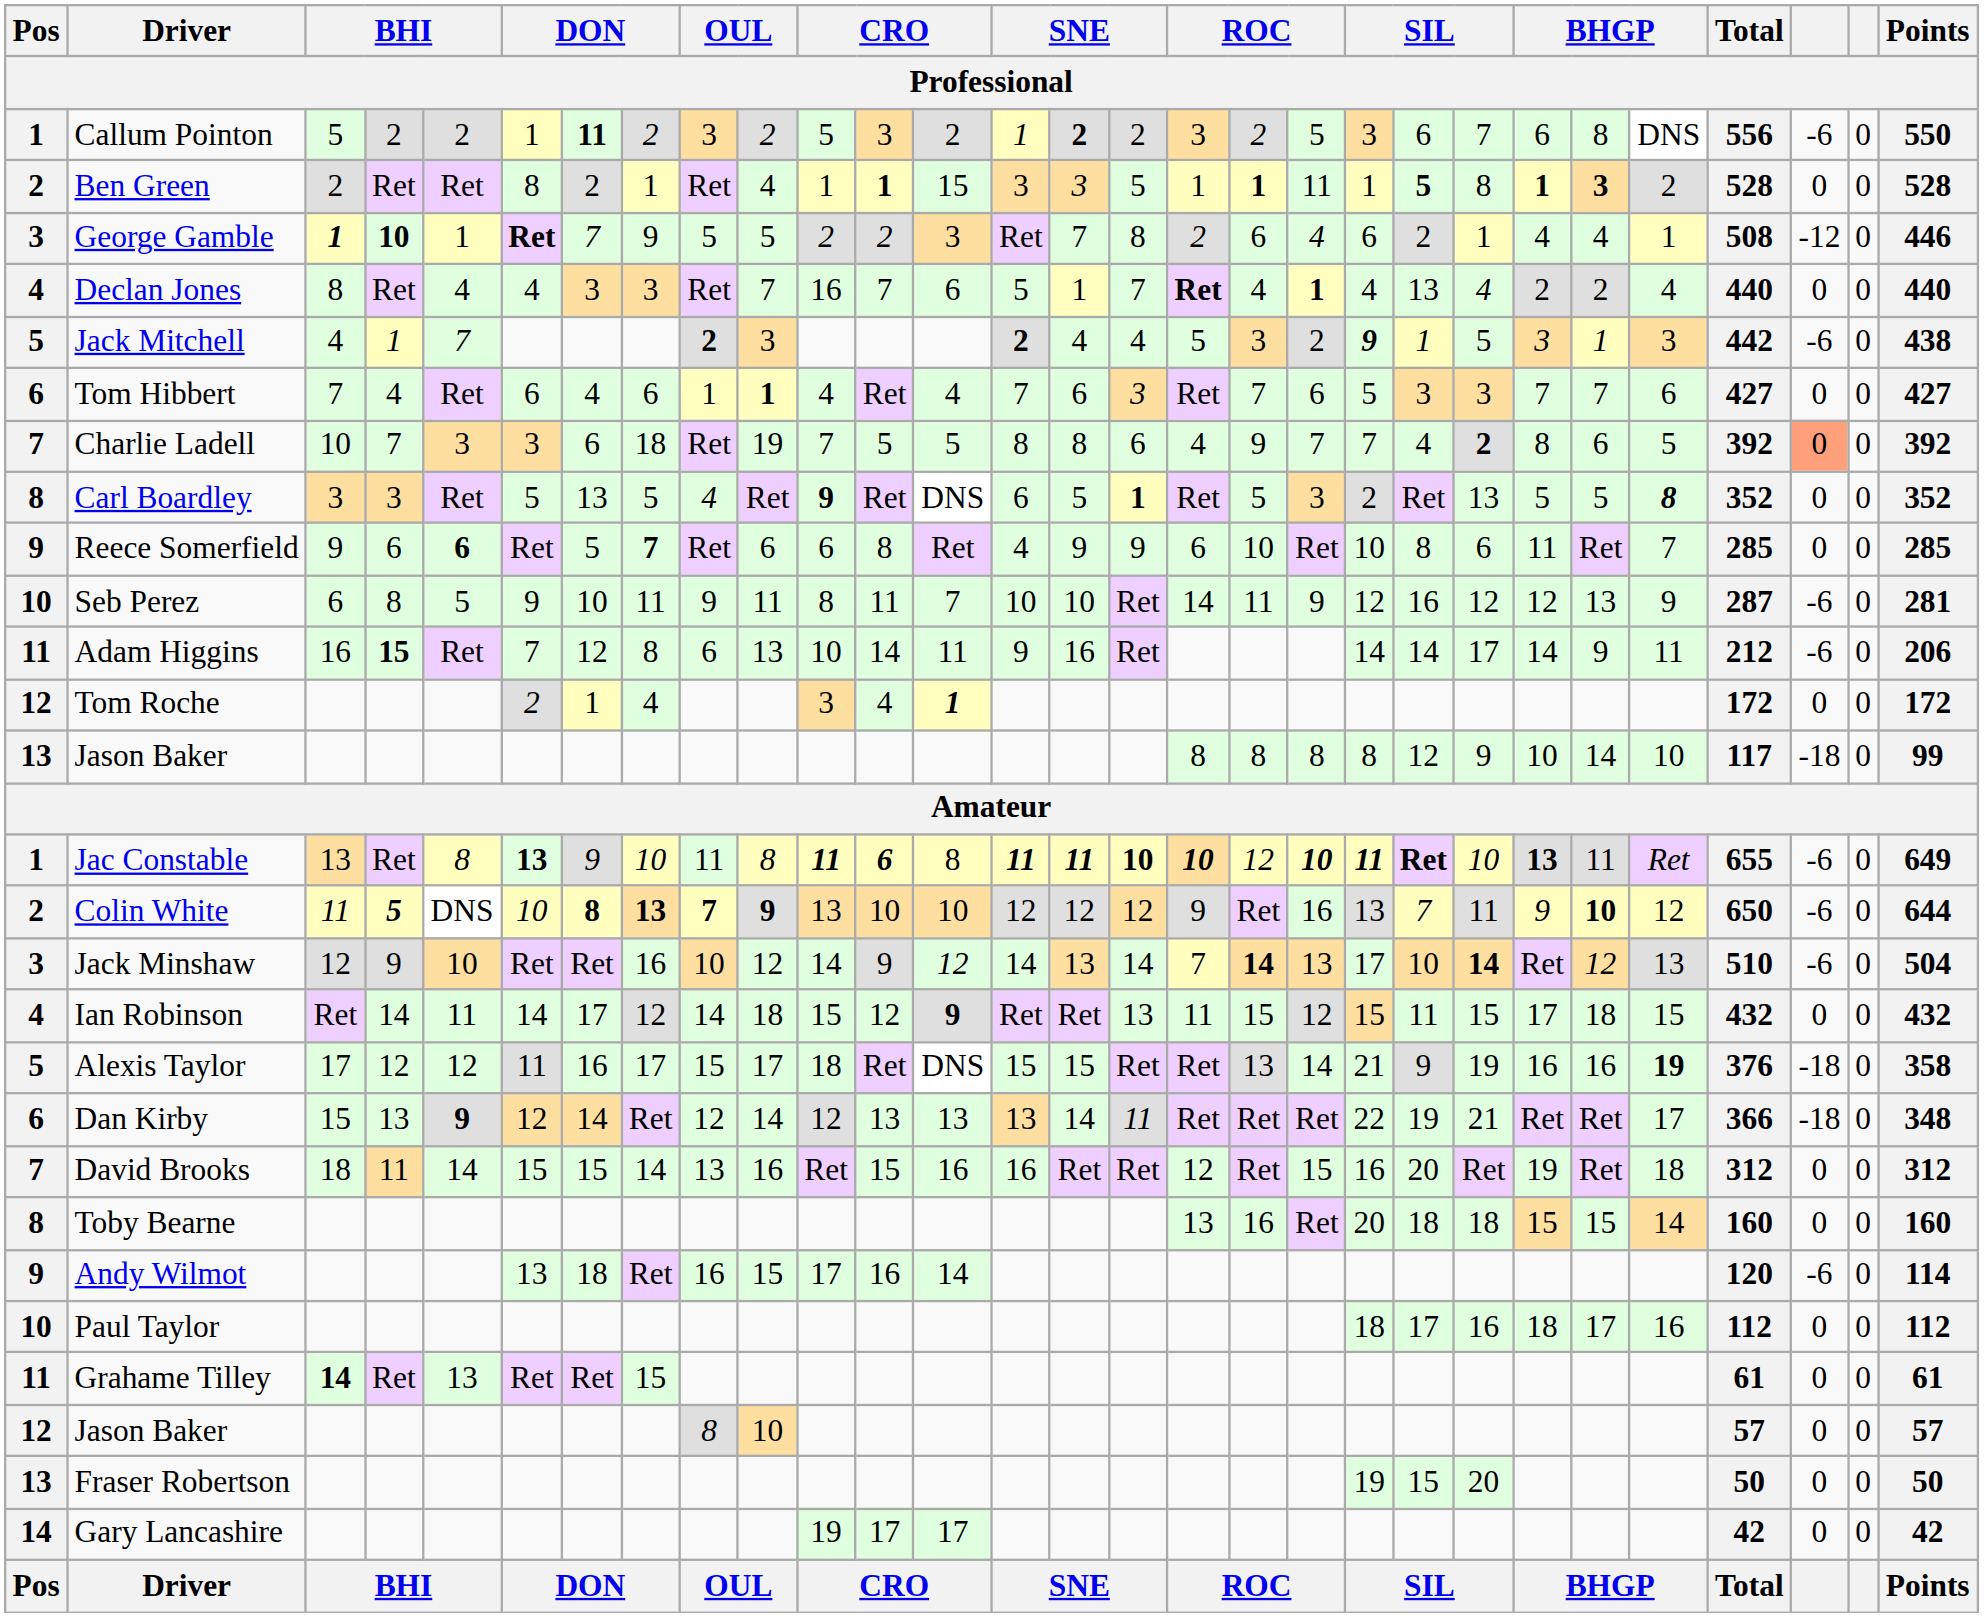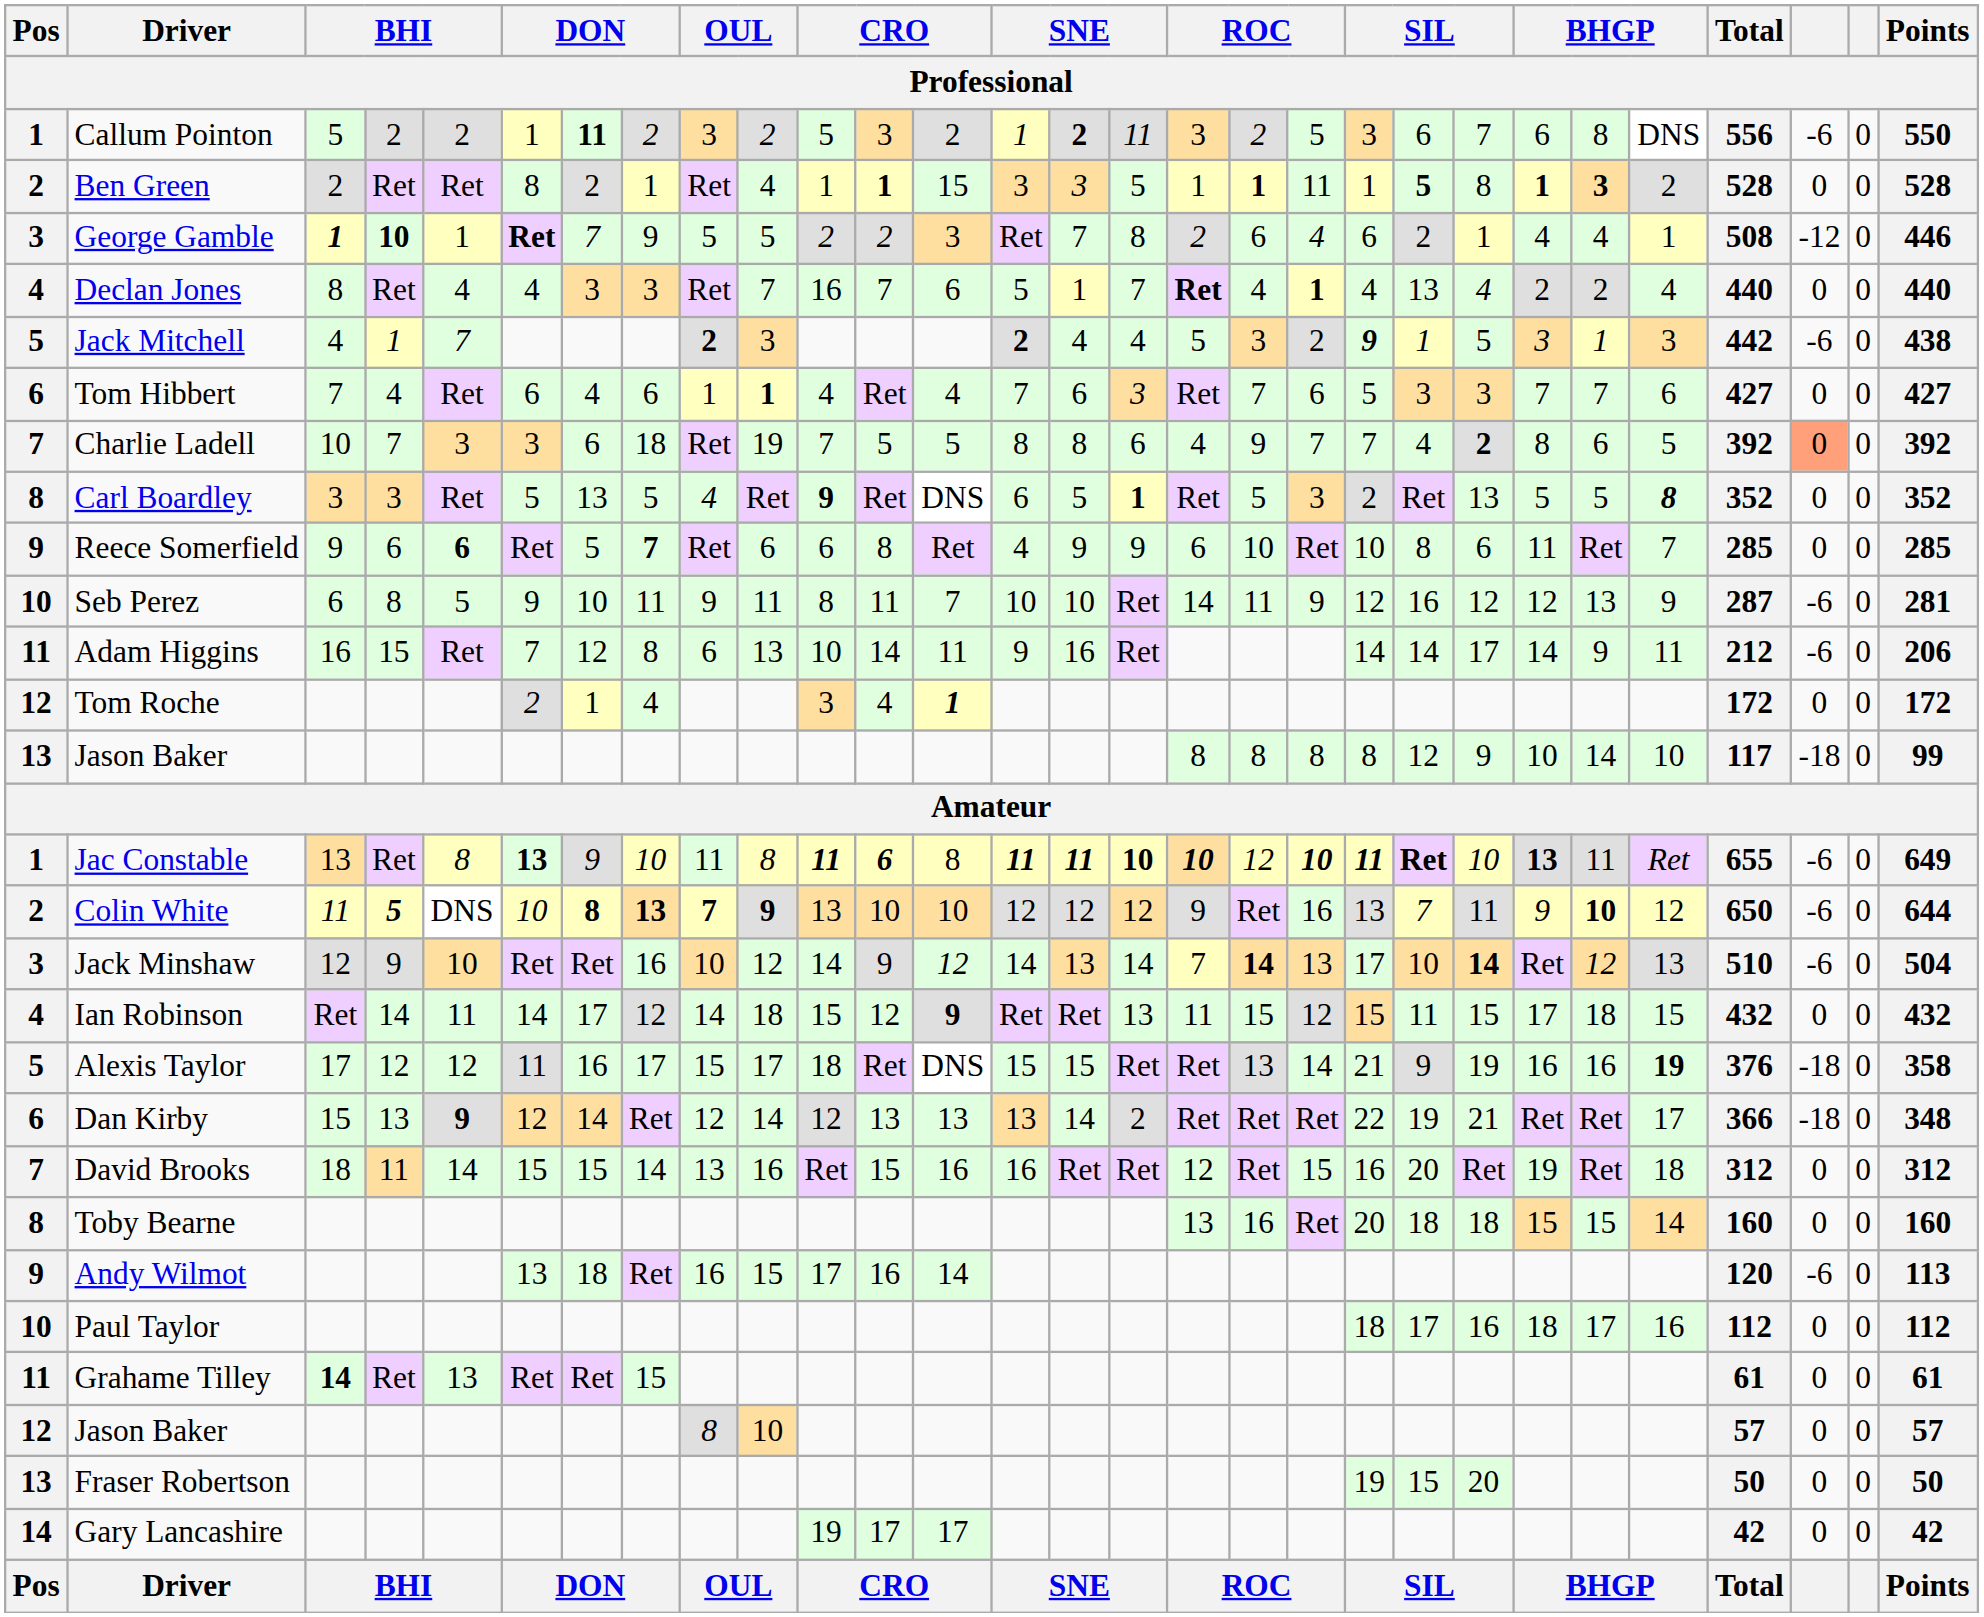(1138, 133) 2 -> (1138, 133) 11
(394, 651) bold -> (394, 651) normal
(1138, 1118) 11 -> (1138, 1118) 2
(1928, 1273) 114 -> (1928, 1273) 113
